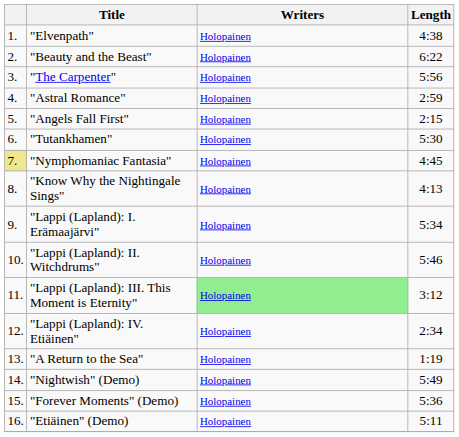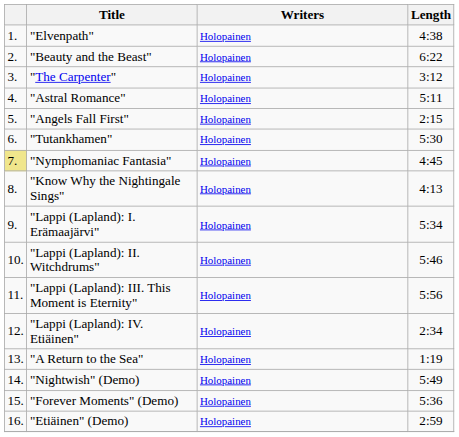(431, 77) 5:56 -> (431, 77) 3:12
(431, 98) 2:59 -> (431, 98) 5:11
(225, 296) lightgreen background -> (225, 296) no background
(431, 295) 3:12 -> (431, 295) 5:56
(431, 421) 5:11 -> (431, 421) 2:59
